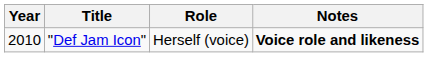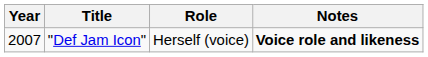(24, 39) 2010 -> (24, 39) 2007
